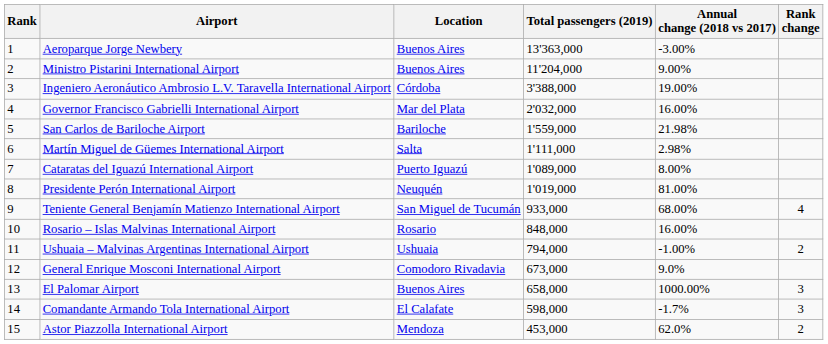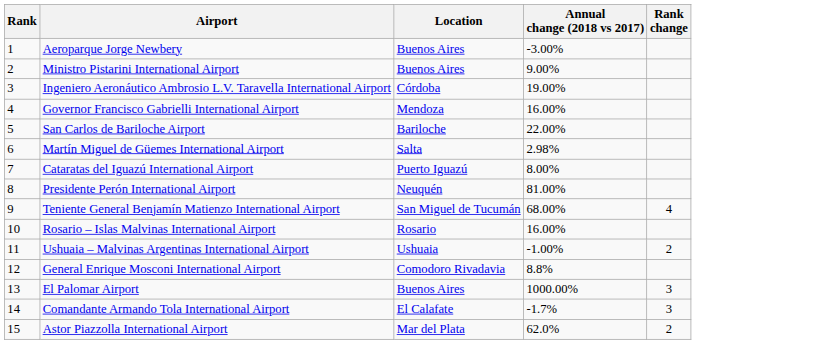- column: (589, 21)
(431, 108) Mar del Plata -> (420, 108) Mendoza
(678, 128) 21.98% -> (546, 128) 22.00%
(671, 269) 9.0% -> (540, 269) 8.8%
(420, 329) Mendoza -> (431, 329) Mar del Plata
